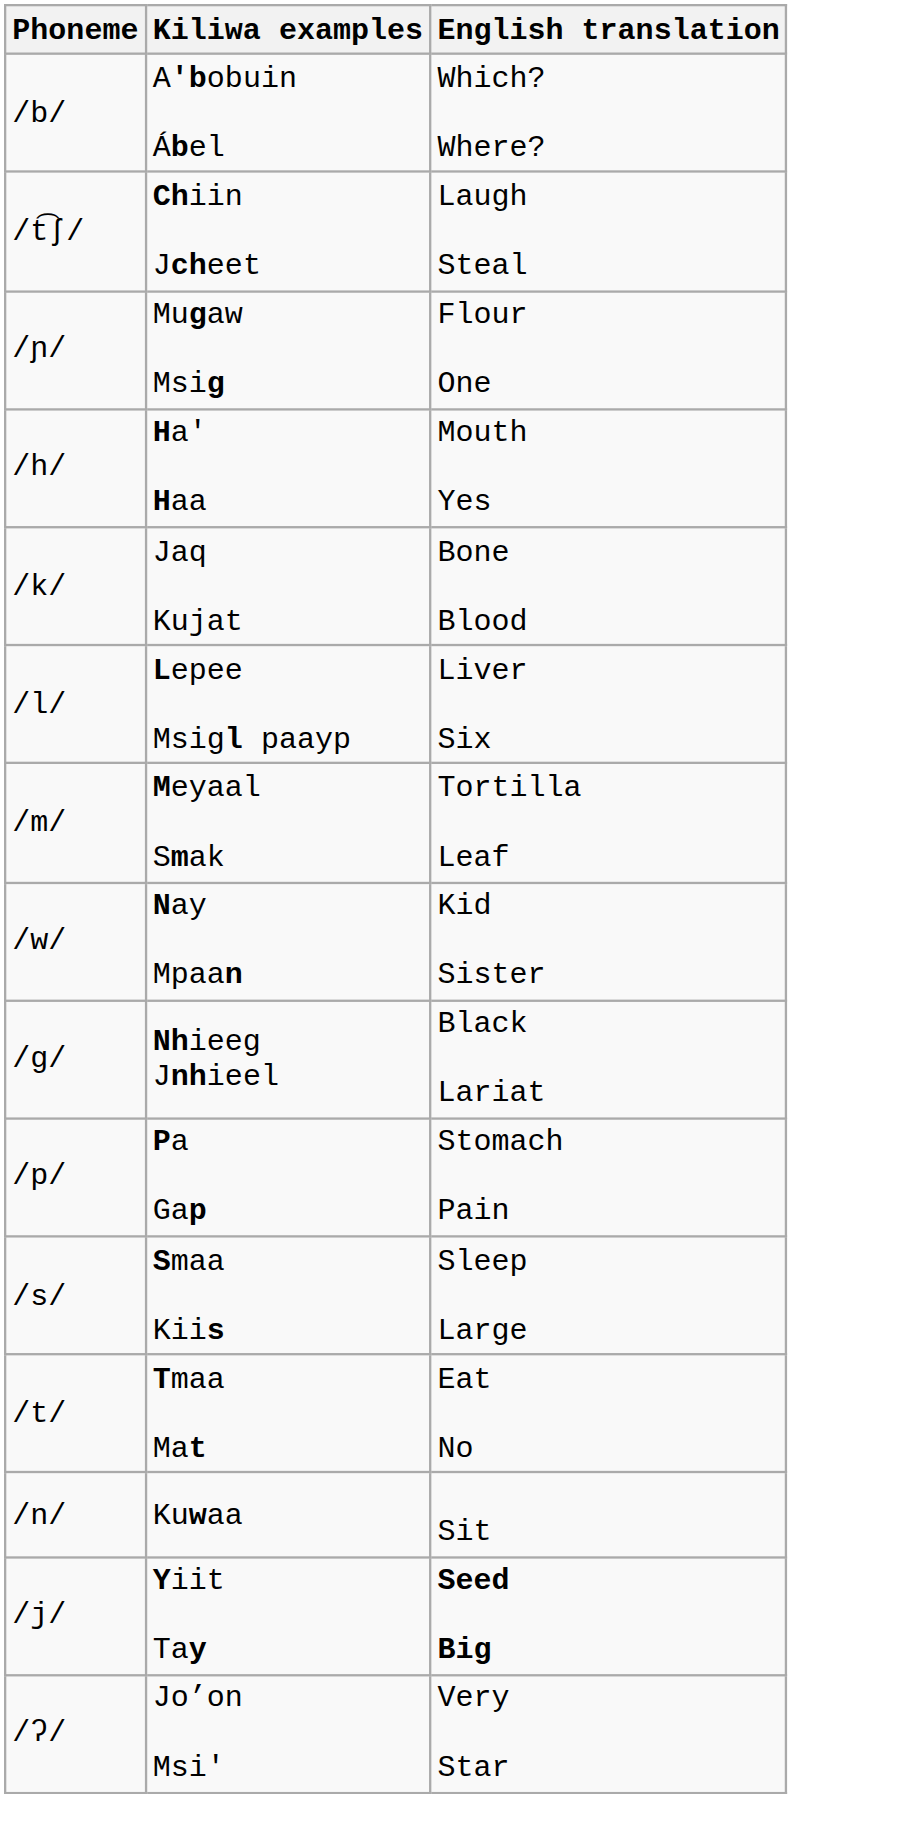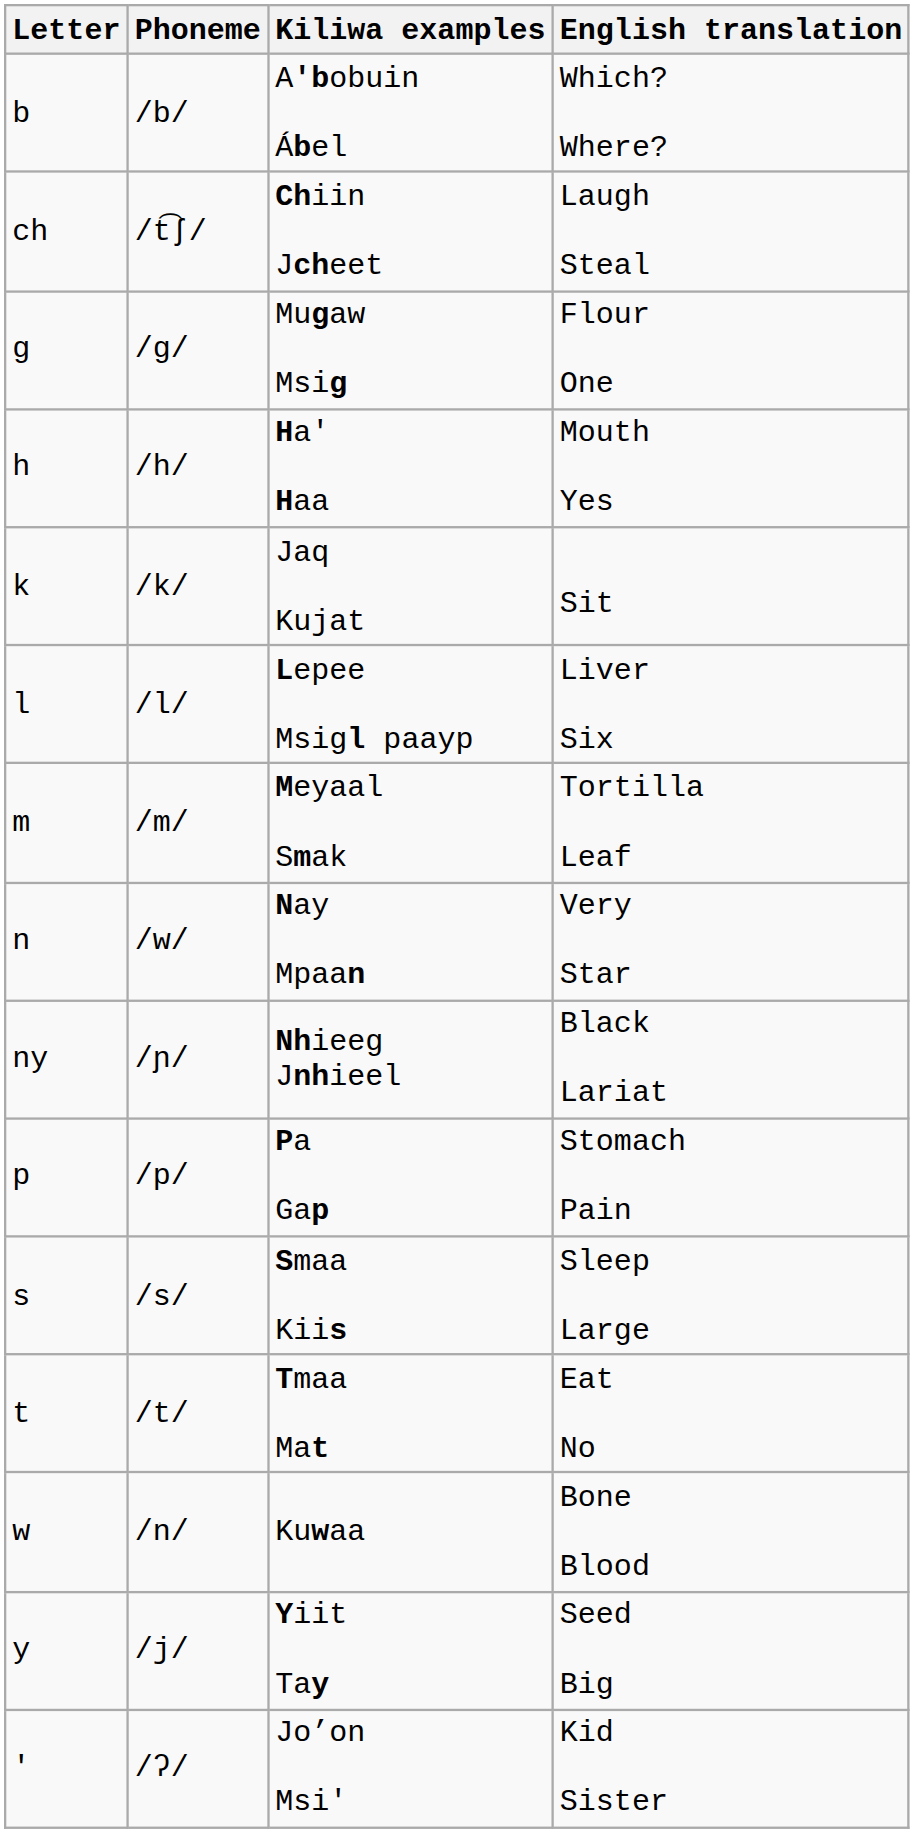+ column: (66, 30)
(39, 350) /ɲ/ -> (162, 350) /g/
(482, 586) Bone Blood -> (587, 604) Sit
(491, 941) Kid Sister -> (596, 941) Very Star
(39, 1059) /g/ -> (162, 1059) /ɲ/
(464, 1532) Sit -> (605, 1532) Bone Blood
(473, 1616) bold -> (596, 1650) normal
(473, 1734) Very Star -> (614, 1769) Kid Sister
